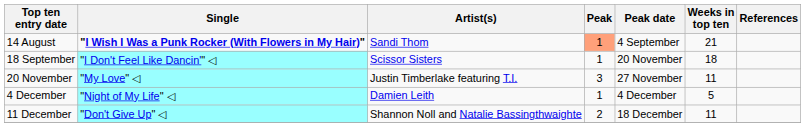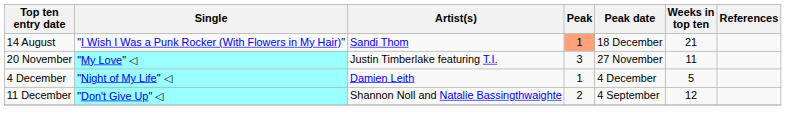(223, 42) bold -> (211, 42) normal
(648, 42) 4 September -> (630, 42) 18 December
- row: (41, 60)
(650, 114) 18 December -> (628, 96) 4 September
(711, 114) 11 -> (691, 96) 12
